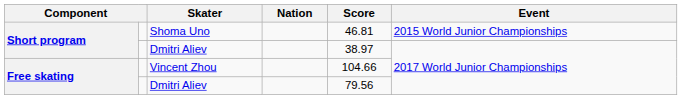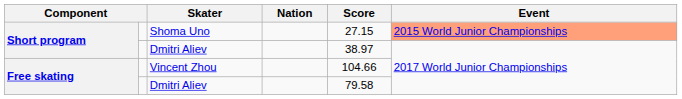(359, 31) 46.81 -> (359, 31) 27.15
(480, 31) no background -> (480, 31) lightsalmon background
(359, 85) 79.56 -> (359, 85) 79.58
